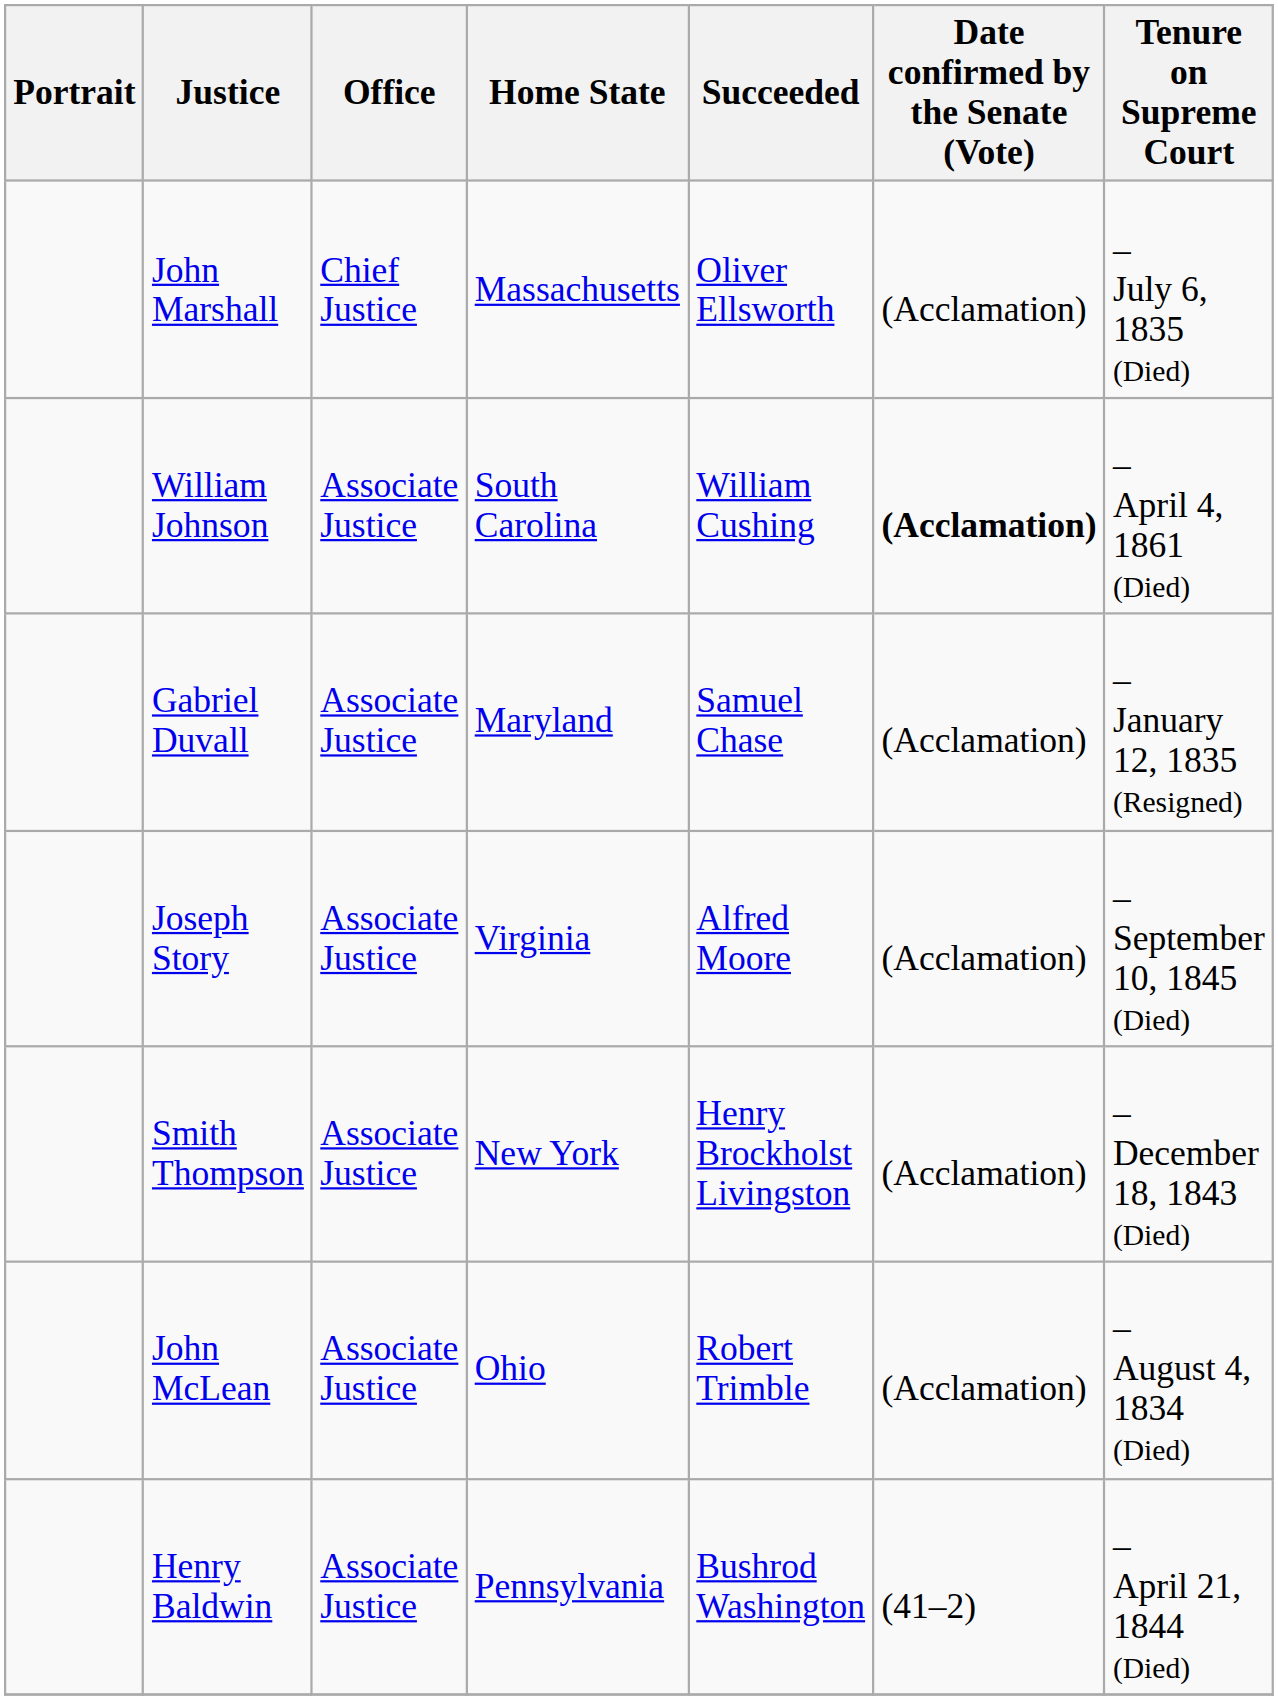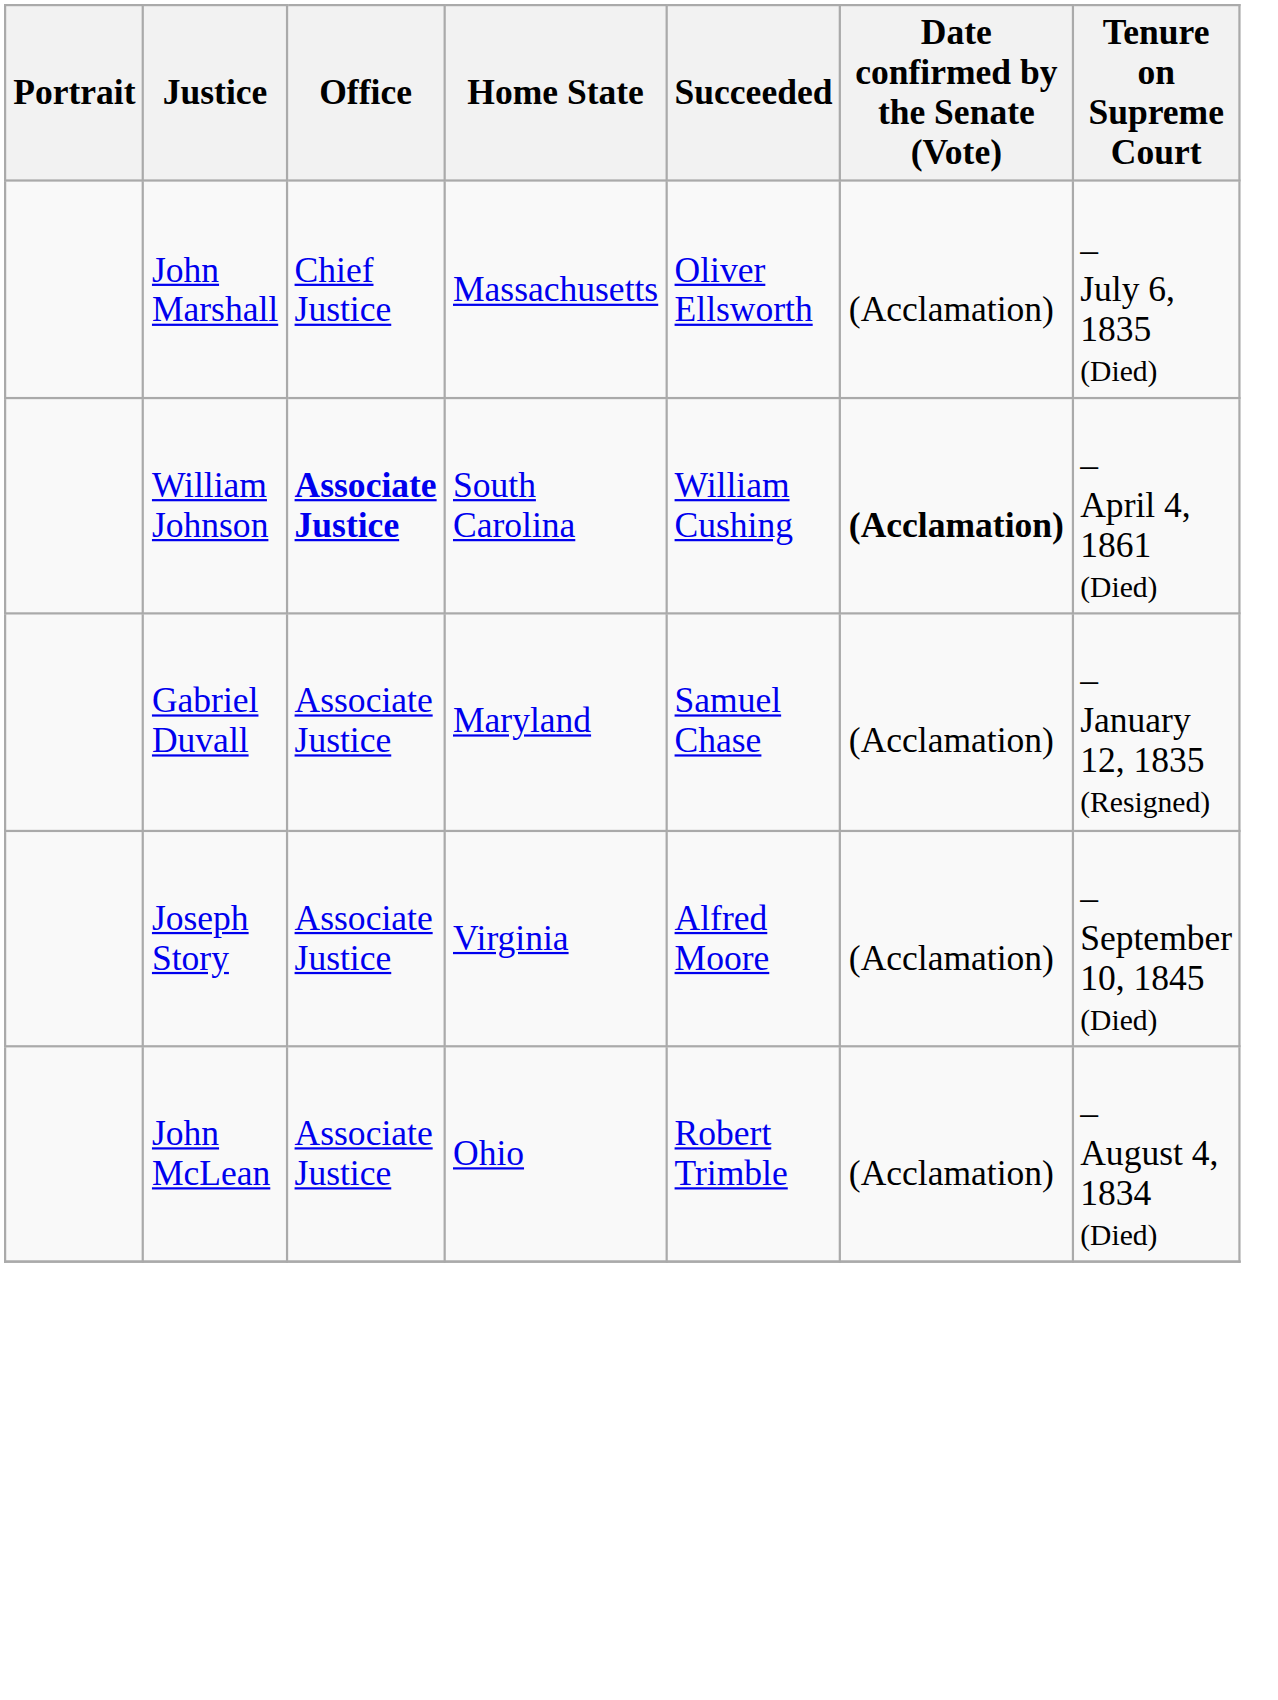(389, 504) normal -> (366, 504) bold
- row: (228, 1153)
- row: (212, 1585)
